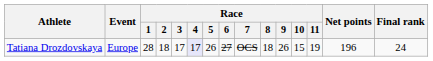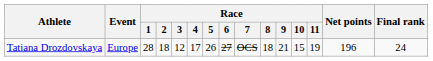(180, 47) 17 -> (180, 47) 12
(195, 47) lavender background -> (195, 47) no background
(284, 47) 26 -> (284, 47) 21
